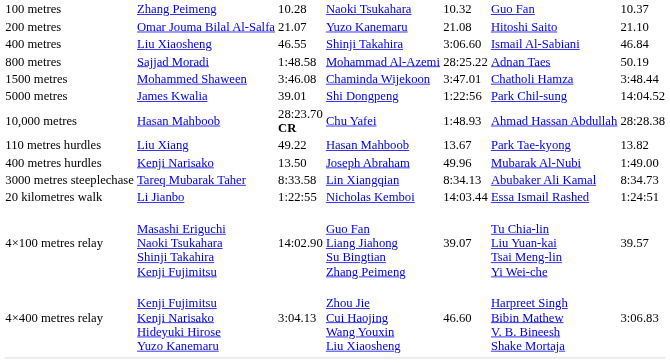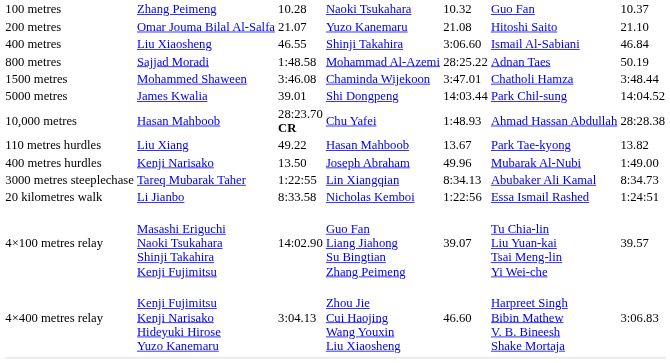(462, 96) 1:22:56 -> (465, 96) 14:03.44
(297, 180) 8:33.58 -> (297, 180) 1:22:55
(297, 197) 1:22:55 -> (297, 197) 8:33.58
(465, 197) 14:03.44 -> (462, 197) 1:22:56
